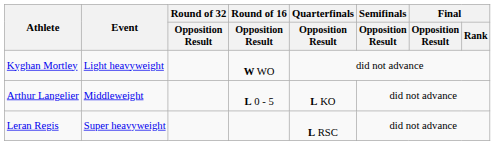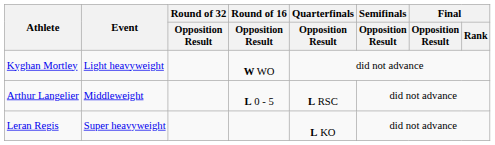(323, 102) L KO -> (323, 102) L RSC
(323, 132) L RSC -> (323, 132) L KO
